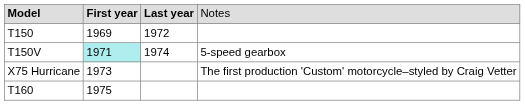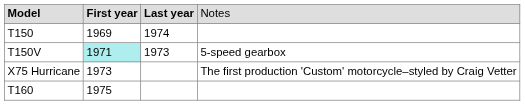(157, 33) 1972 -> (157, 33) 1974
(157, 52) 1974 -> (157, 52) 1973
